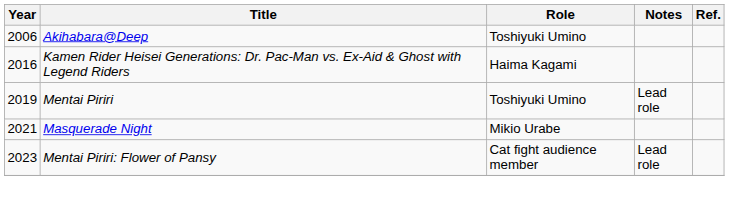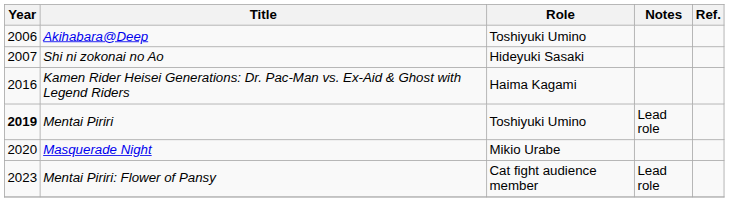+ row: (103, 57)
(22, 100) normal -> (22, 121) bold
(22, 129) 2021 -> (22, 150) 2020
